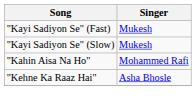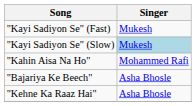(136, 45) no background -> (136, 45) lightblue background
+ row: (50, 77)
